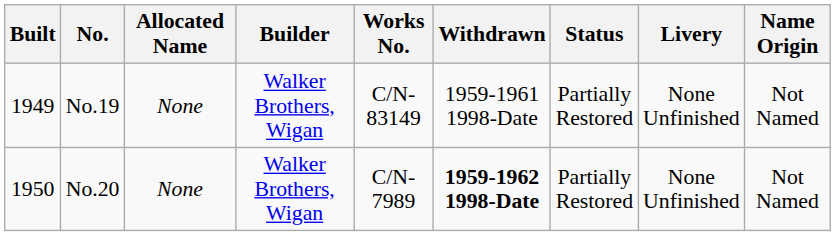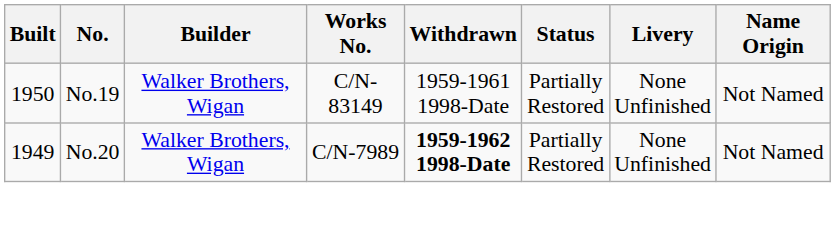- column: (180, 33)
(33, 105) 1949 -> (33, 92) 1950
(33, 188) 1950 -> (33, 151) 1949
